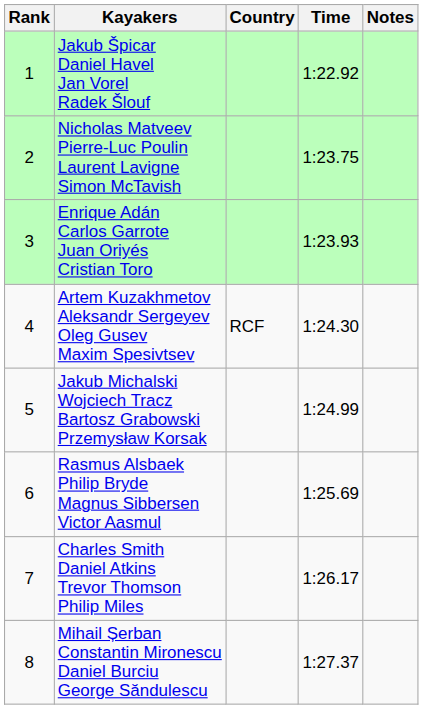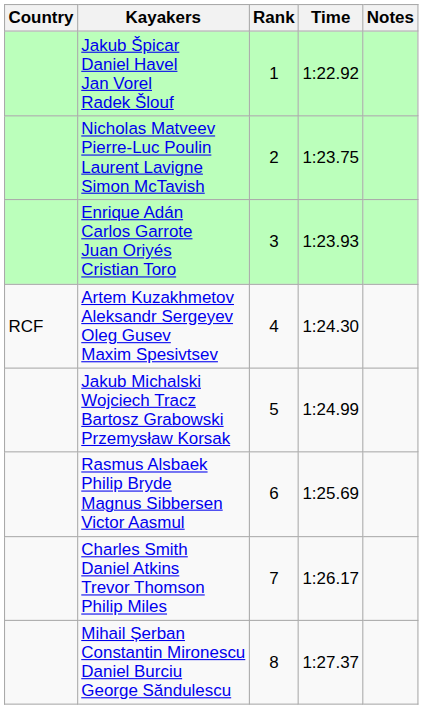columns swapped: (29, 17) <-> (262, 17)
